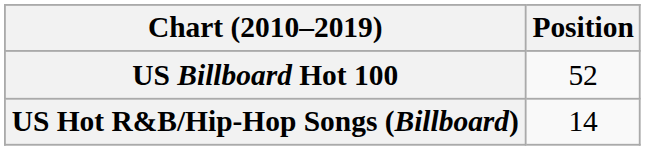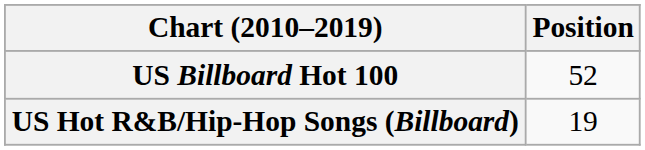(583, 121) 14 -> (583, 121) 19
